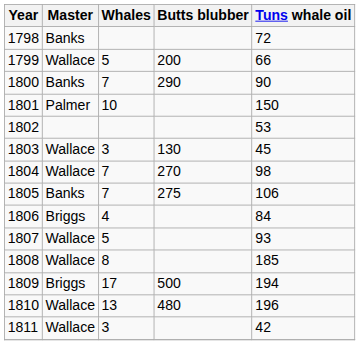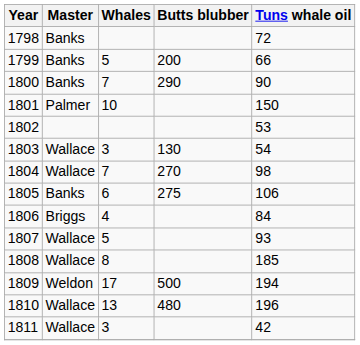(70, 60) Wallace -> (65, 60) Banks
(263, 149) 45 -> (263, 149) 54
(105, 194) 7 -> (105, 194) 6
(65, 283) Briggs -> (69, 283) Weldon
